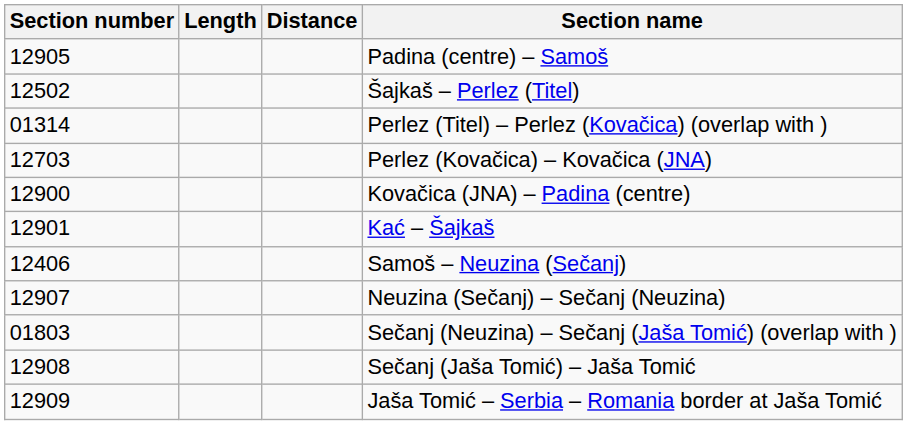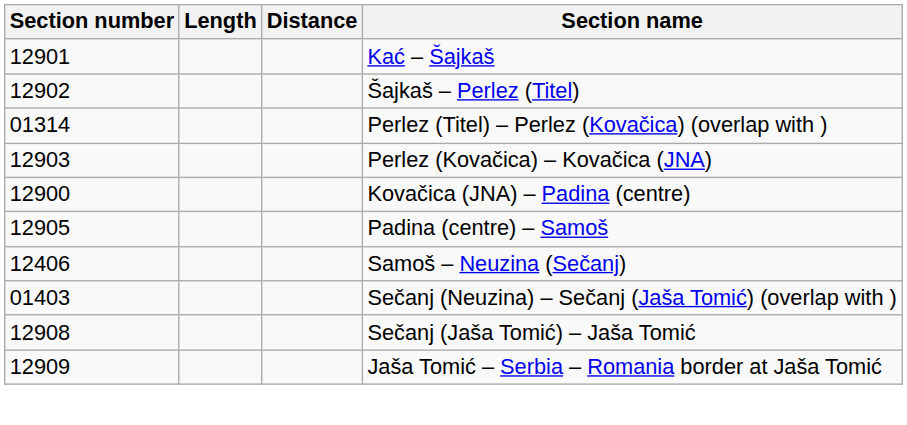rows swapped: (431, 228) <-> (488, 56)
(40, 90) 12502 -> (40, 90) 12902
(40, 159) 12703 -> (40, 159) 12903
- row: (546, 297)
(40, 332) 01803 -> (40, 297) 01403
